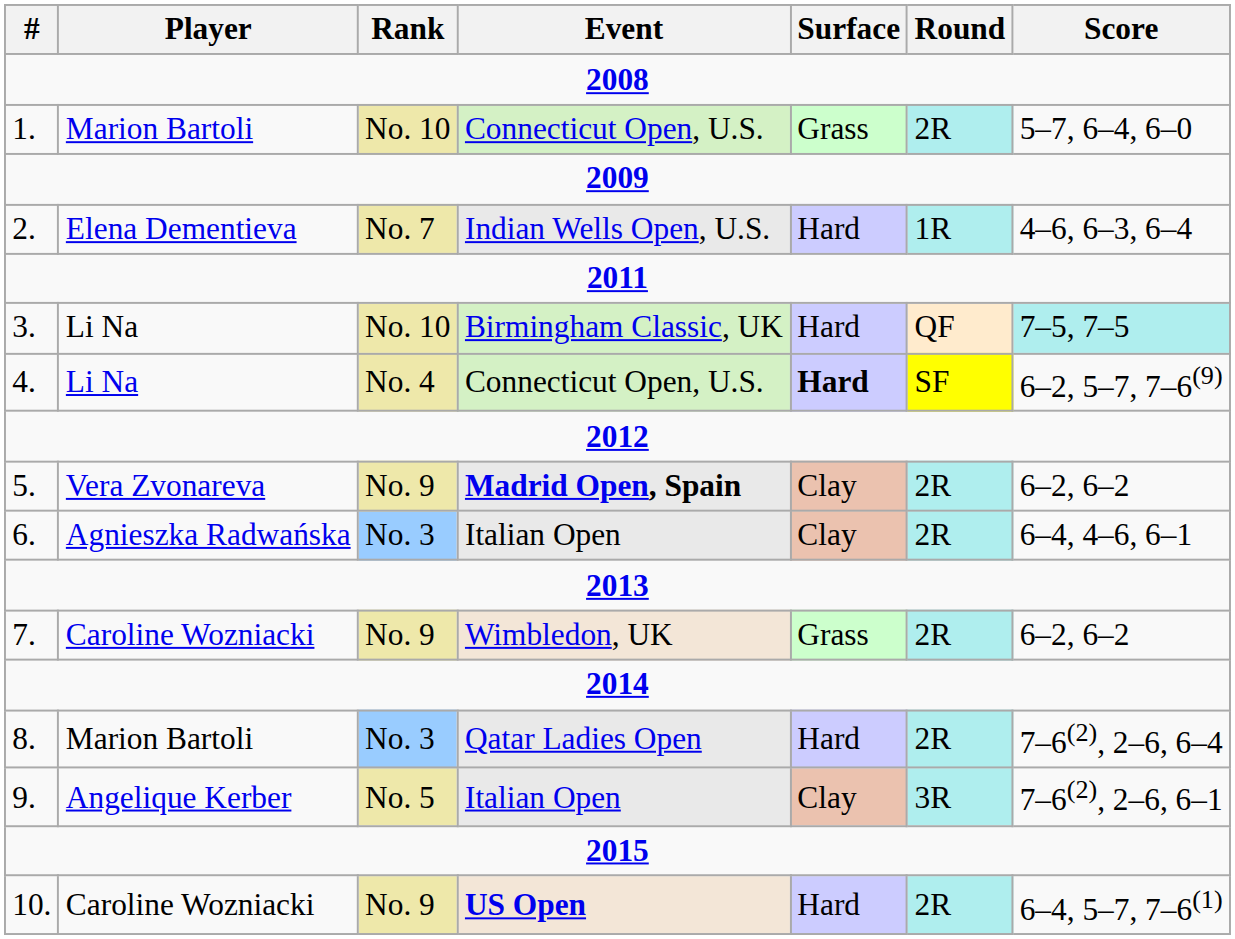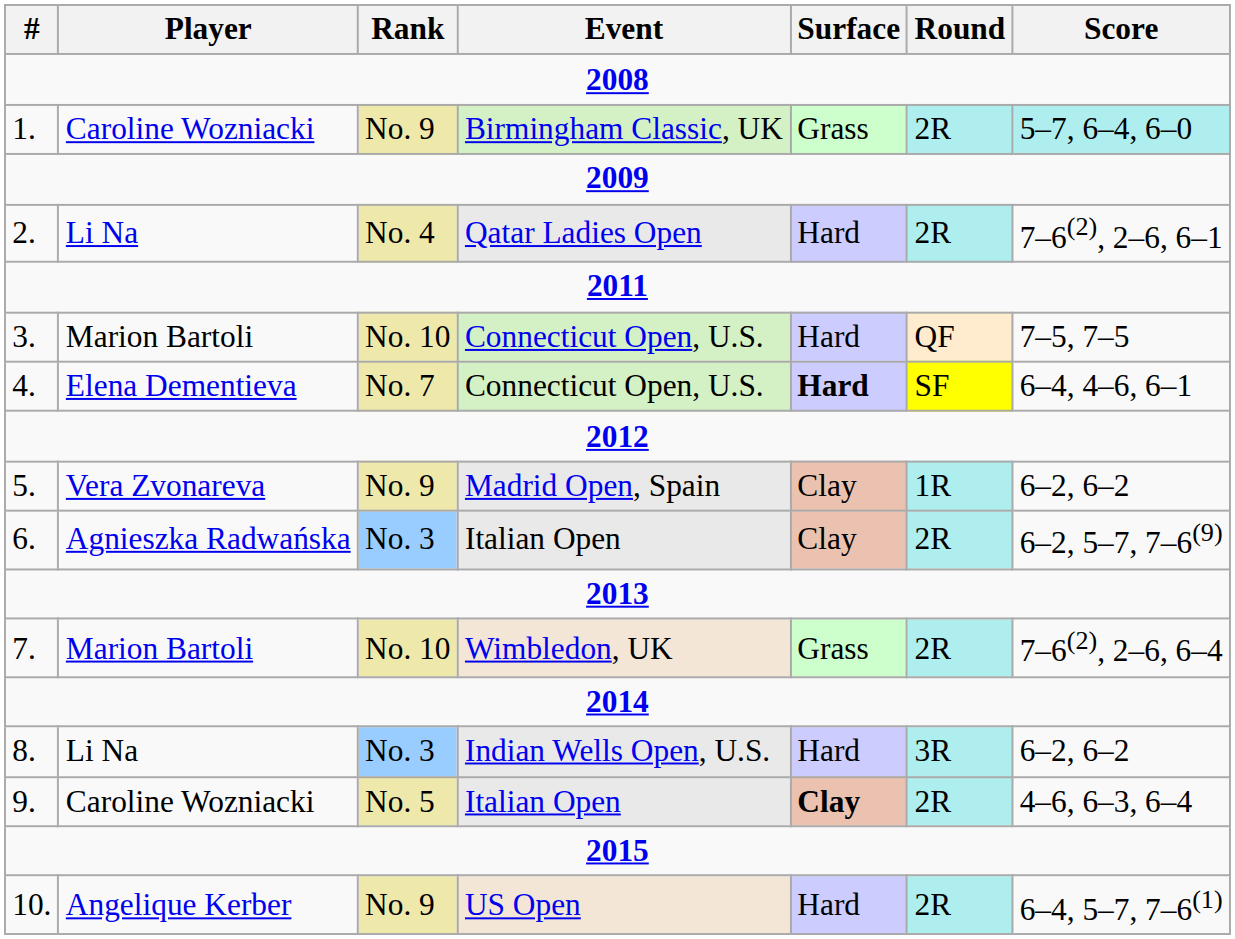(159, 128) Marion Bartoli -> (190, 128) Caroline Wozniacki
(408, 128) No. 10 -> (400, 128) No. 9
(614, 128) Connecticut Open, U.S. -> (624, 128) Birmingham Classic, UK
(1106, 128) no background -> (1106, 128) paleturquoise background
(181, 228) Elena Dementieva -> (102, 232) Li Na
(400, 228) No. 7 -> (400, 232) No. 4
(618, 228) Indian Wells Open, U.S. -> (583, 232) Qatar Ladies Open
(933, 228) 1R -> (933, 232) 2R
(1106, 228) 4–6, 6–3, 6–4 -> (1121, 232) 7–6(2), 2–6, 6–1
(102, 327) Li Na -> (159, 336) Marion Bartoli
(624, 327) Birmingham Classic, UK -> (614, 336) Connecticut Open, U.S.
(1075, 327) paleturquoise background -> (1075, 336) no background
(102, 381) Li Na -> (181, 385) Elena Dementieva
(400, 381) No. 4 -> (400, 385) No. 7
(1121, 381) 6–2, 5–7, 7–6(9) -> (1106, 385) 6–4, 4–6, 6–1
(603, 485) bold -> (593, 485) normal
(933, 485) 2R -> (933, 485) 1R
(1106, 535) 6–4, 4–6, 6–1 -> (1121, 539) 6–2, 5–7, 7–6(9)
(190, 634) Caroline Wozniacki -> (159, 647) Marion Bartoli
(400, 634) No. 9 -> (408, 647) No. 10
(1075, 634) 6–2, 6–2 -> (1121, 647) 7–6(2), 2–6, 6–4
(159, 738) Marion Bartoli -> (102, 751) Li Na
(583, 738) Qatar Ladies Open -> (618, 751) Indian Wells Open, U.S.
(933, 738) 2R -> (933, 751) 3R
(1121, 738) 7–6(2), 2–6, 6–4 -> (1075, 751) 6–2, 6–2
(179, 796) Angelique Kerber -> (190, 800) Caroline Wozniacki
(827, 796) normal -> (829, 800) bold
(933, 796) 3R -> (933, 800) 2R
(1121, 796) 7–6(2), 2–6, 6–1 -> (1106, 800) 4–6, 6–3, 6–4
(190, 904) Caroline Wozniacki -> (179, 904) Angelique Kerber
(525, 904) bold -> (523, 904) normal
